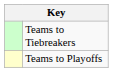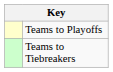rows swapped: (64, 59) <-> (50, 36)
